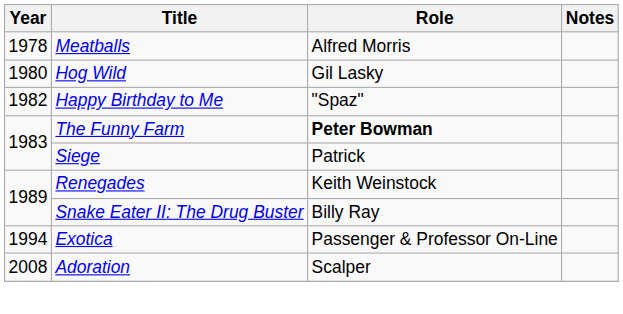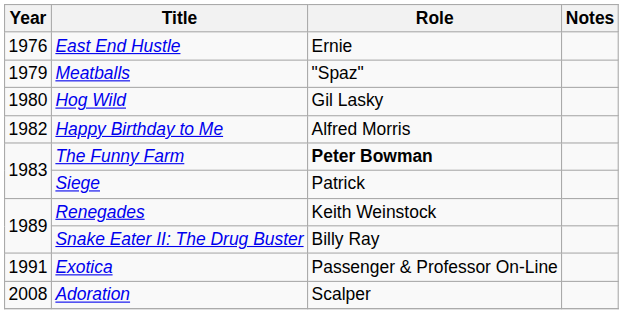+ row: (118, 45)
(28, 45) 1978 -> (28, 73) 1979
(361, 45) Alfred Morris -> (338, 73) "Spaz"
(338, 101) "Spaz" -> (361, 128) Alfred Morris
(28, 239) 1994 -> (28, 267) 1991
